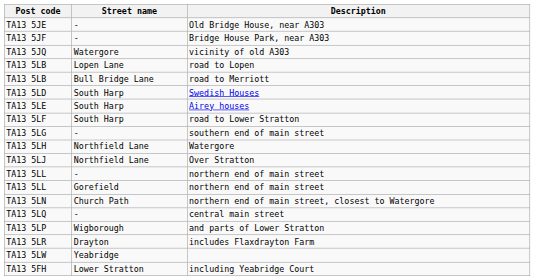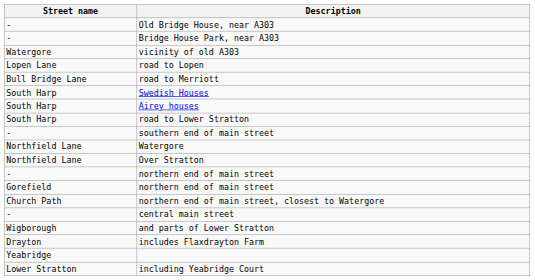- column: (38, 11)
